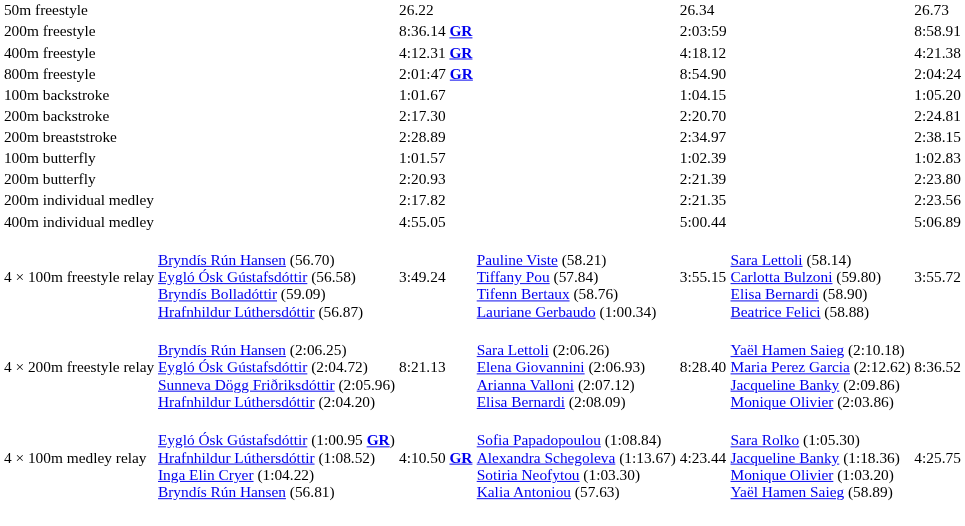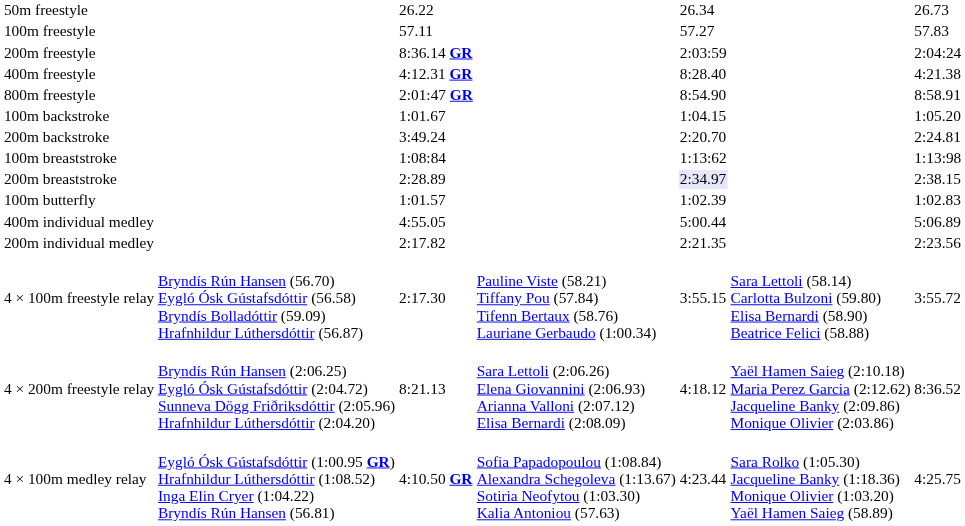+ row: (50, 31)
(938, 31) 8:58.91 -> (938, 52) 2:04:24
(703, 52) 4:18.12 -> (703, 73) 8:28.40
(938, 73) 2:04:24 -> (938, 95) 8:58.91
(422, 116) 2:17.30 -> (422, 137) 3:49.24
+ row: (60, 158)
(703, 137) no background -> (703, 179) lavender background
- row: (50, 179)
rows swapped: (79, 200) <-> (79, 221)
(422, 277) 3:49.24 -> (422, 298) 2:17.30
(703, 367) 8:28.40 -> (703, 388) 4:18.12
